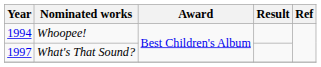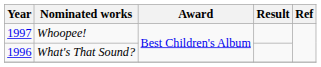(19, 33) 1994 -> (19, 33) 1997
(19, 52) 1997 -> (19, 52) 1996
